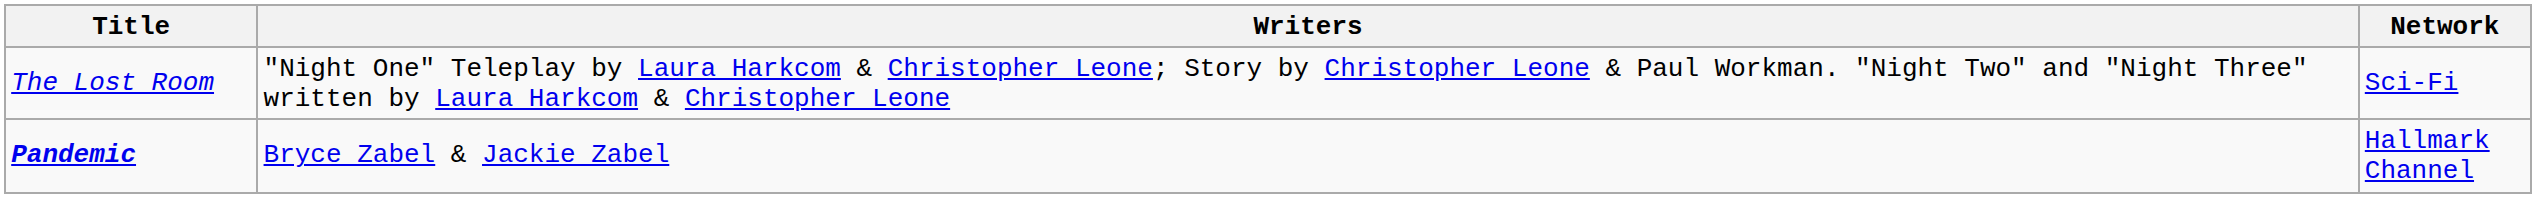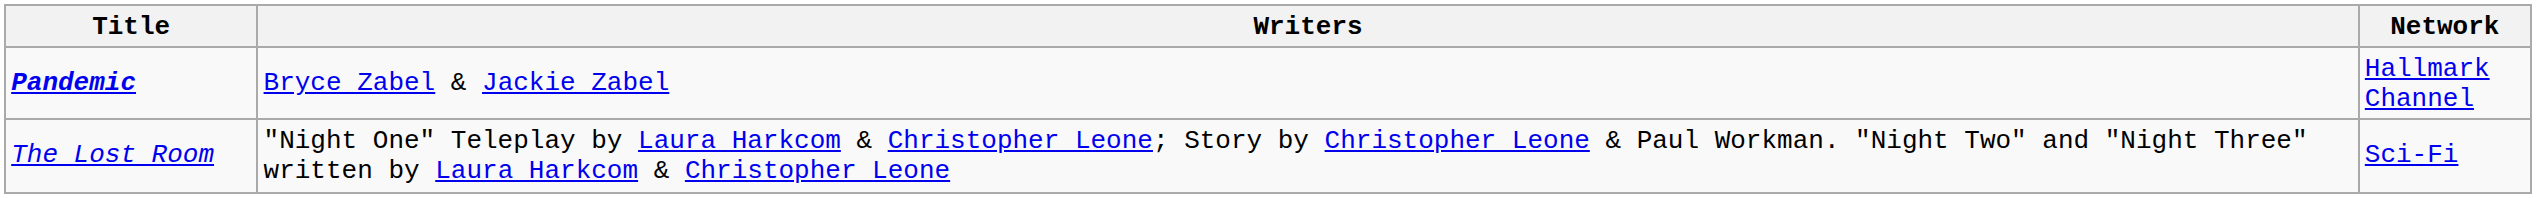rows swapped: (74, 156) <-> (113, 84)
